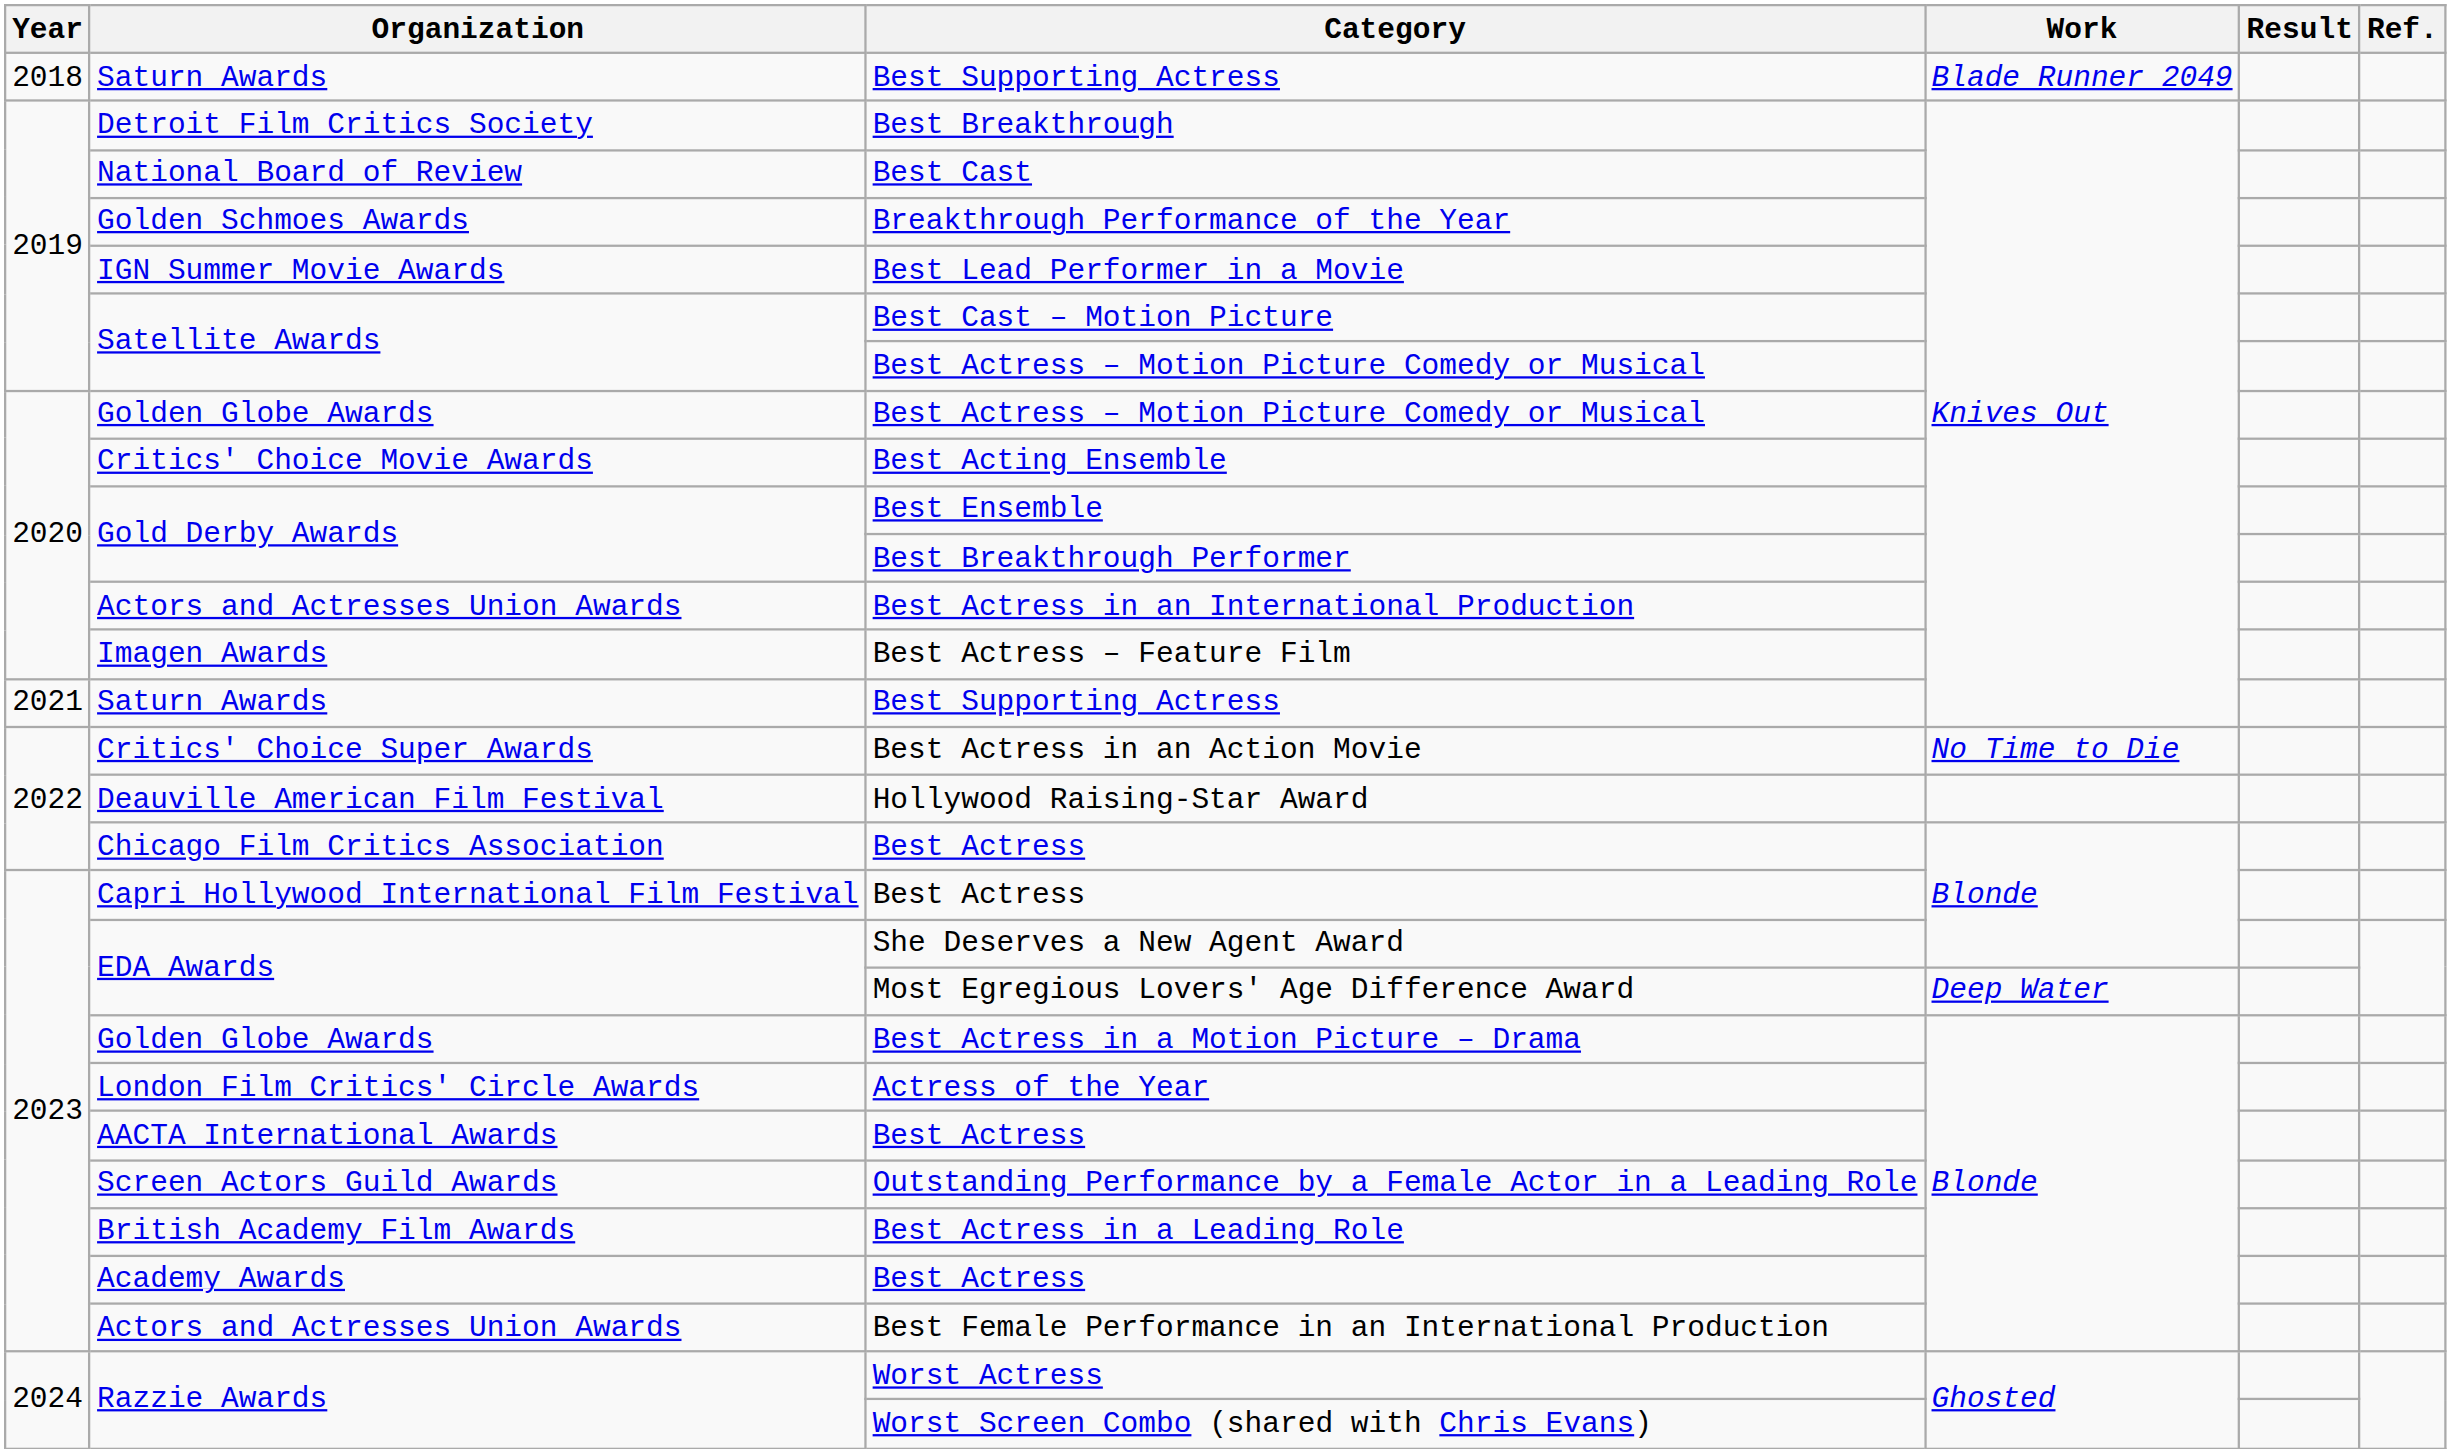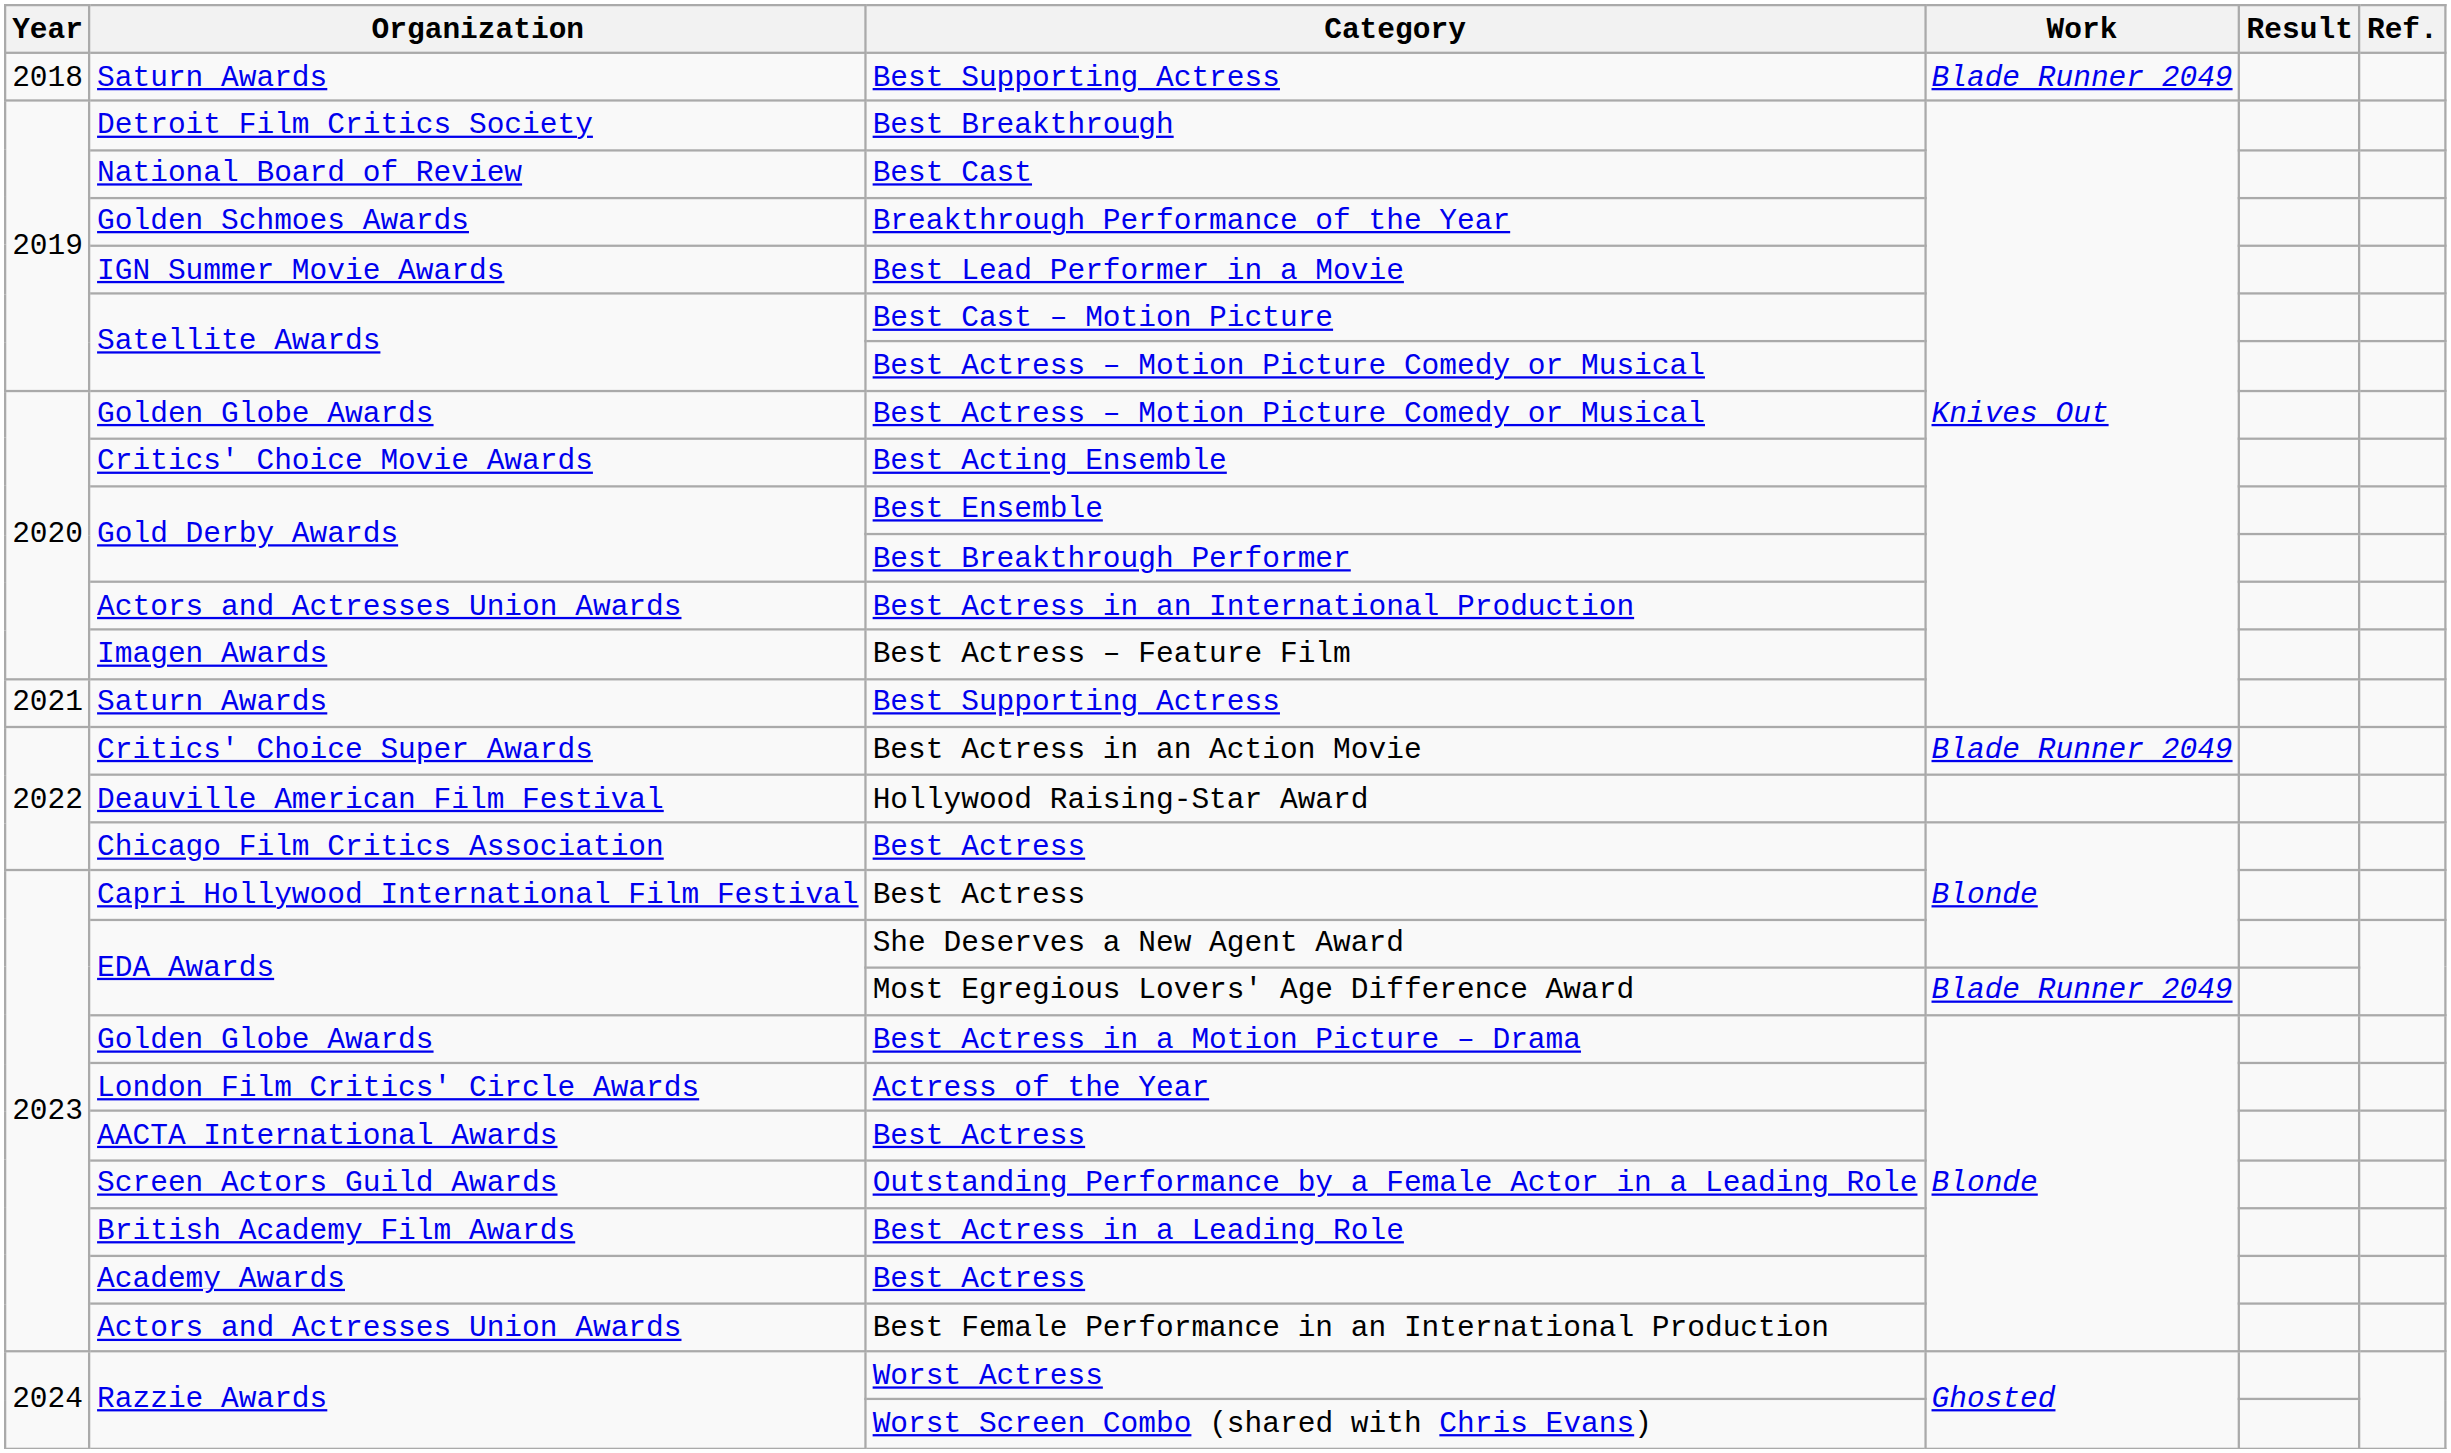(2055, 751) No Time to Die -> (2082, 751) Blade Runner 2049
(2020, 991) Deep Water -> (2082, 991) Blade Runner 2049
